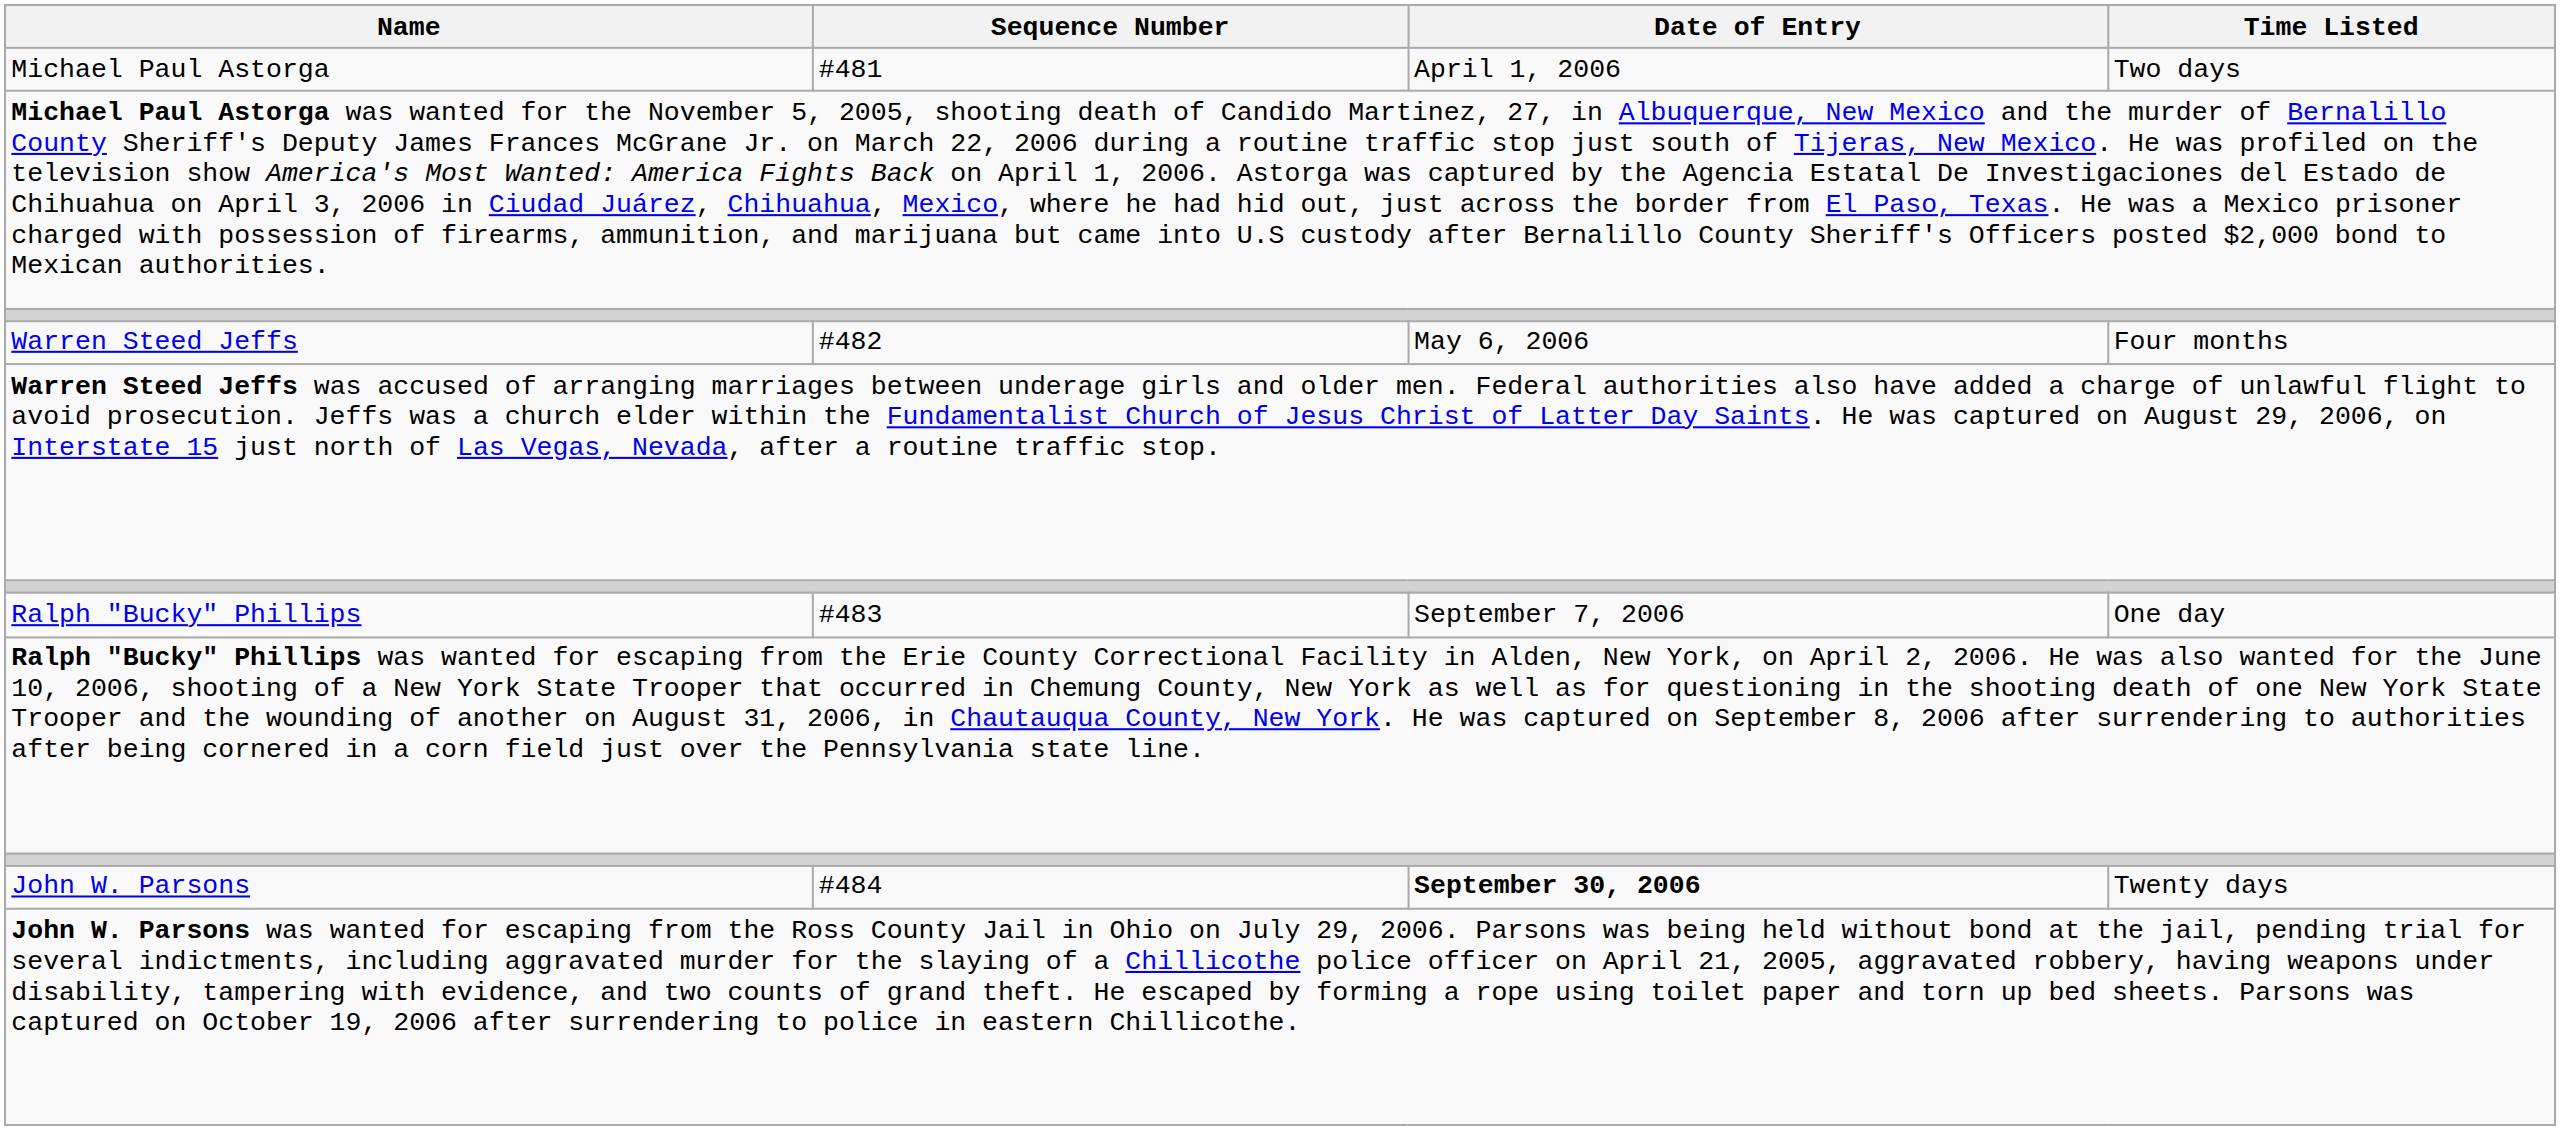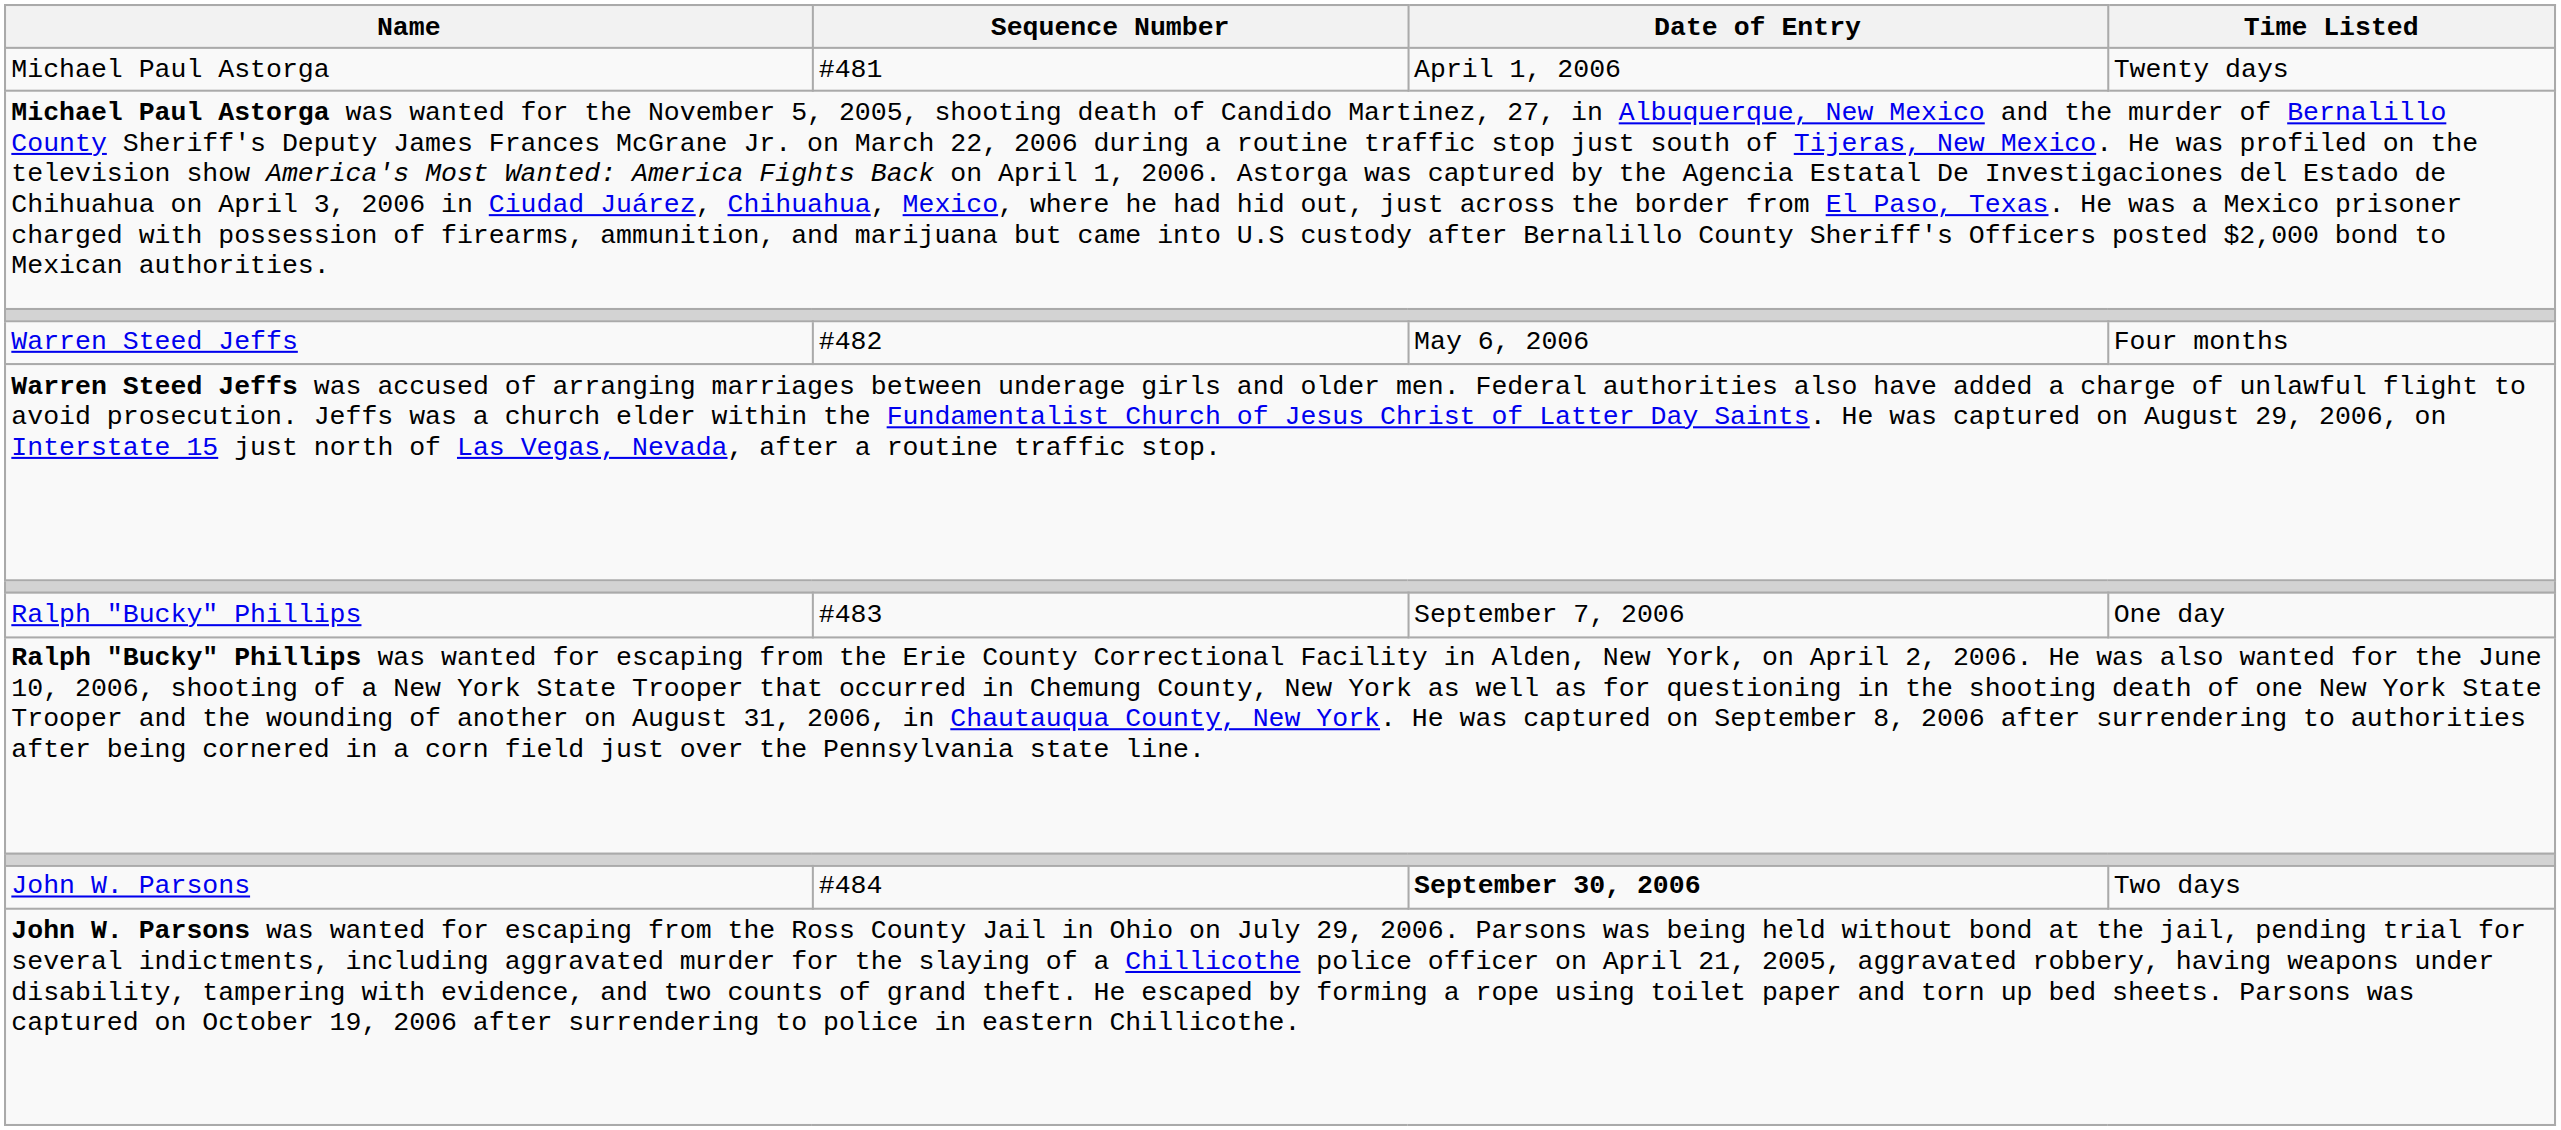(2177, 70) Two days -> (2201, 70) Twenty days
(2201, 887) Twenty days -> (2177, 887) Two days
